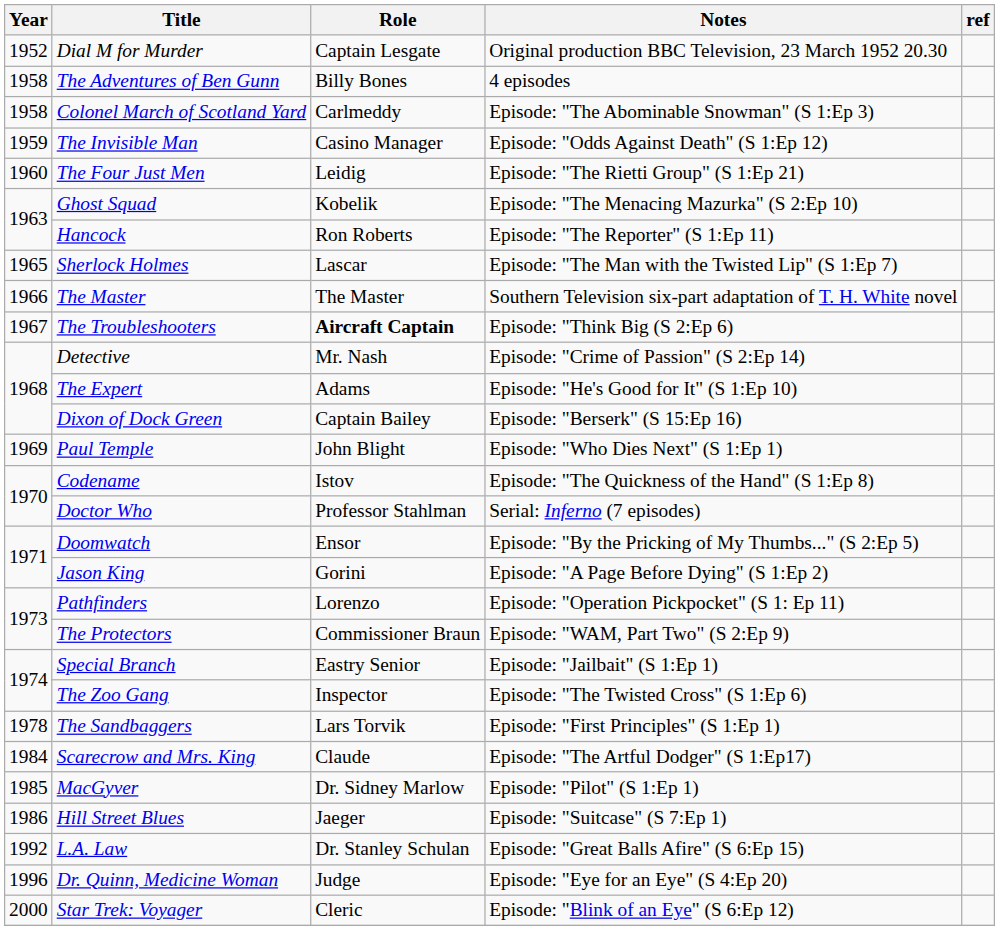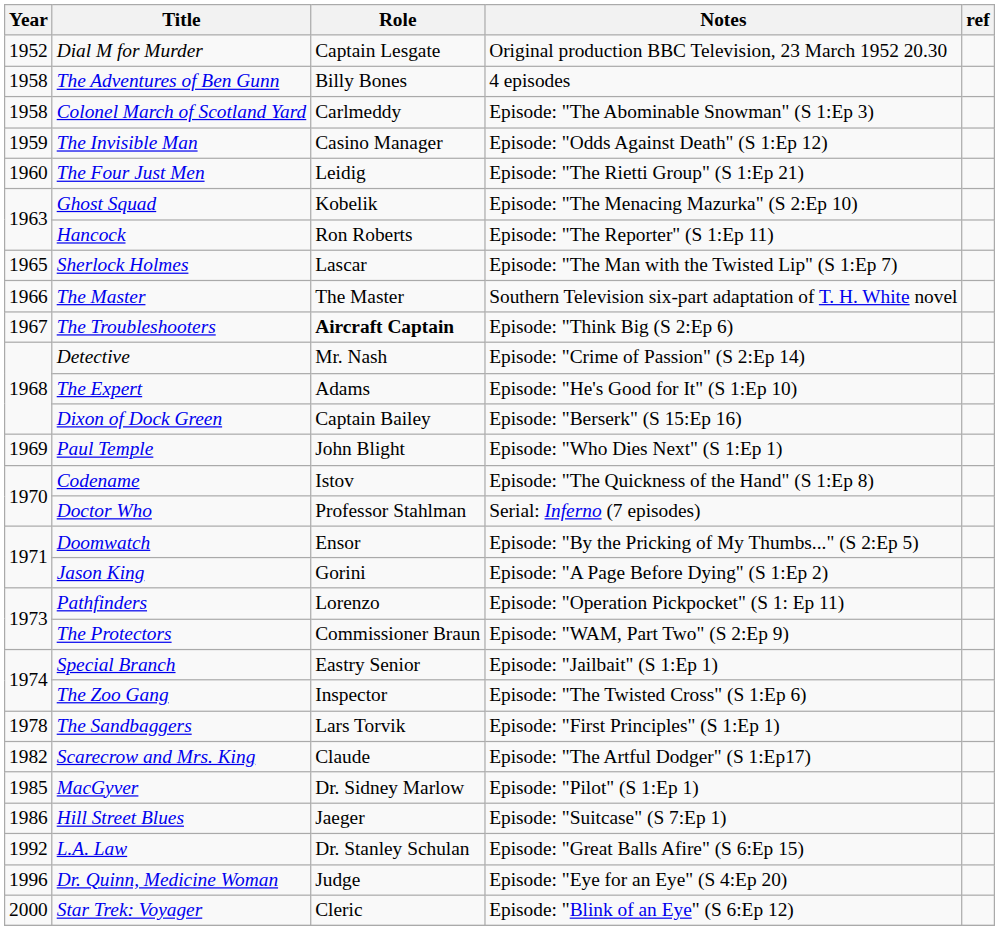(28, 756) 1984 -> (28, 756) 1982
